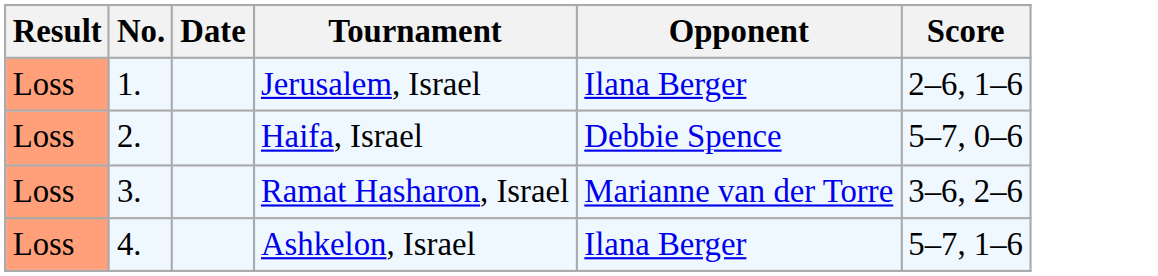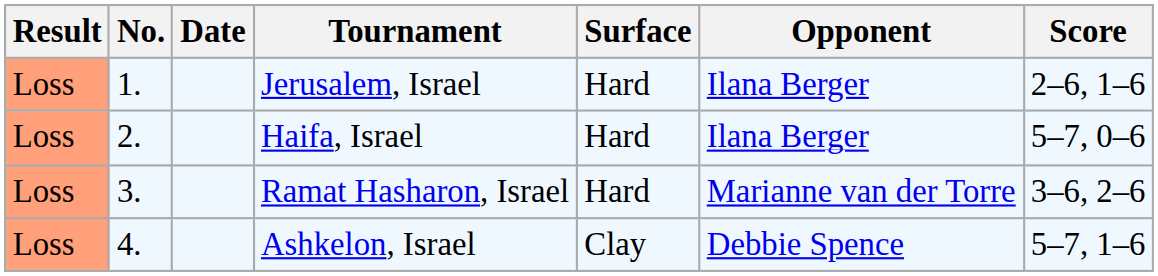+ column: (638, 30)
(683, 136) Debbie Spence -> (788, 136) Ilana Berger
(665, 243) Ilana Berger -> (805, 243) Debbie Spence
